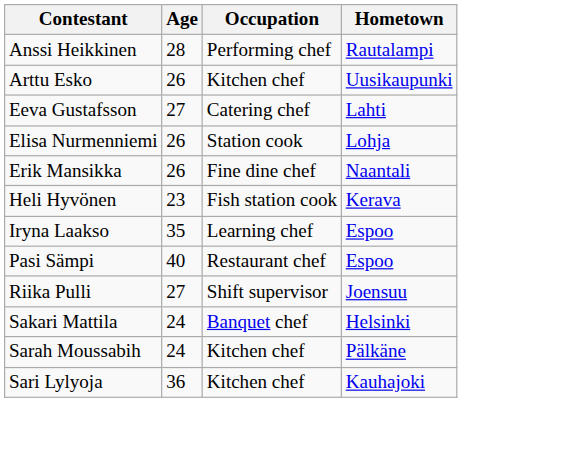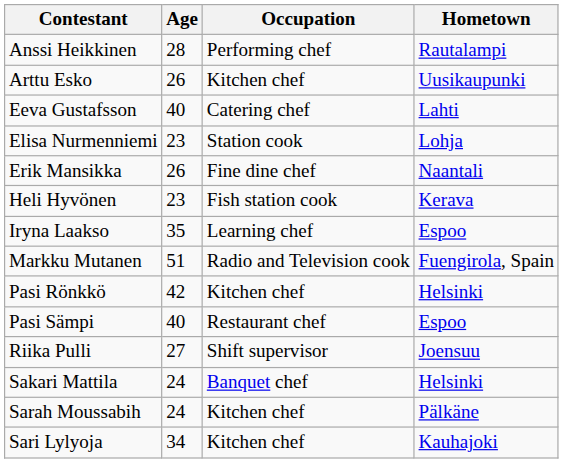(176, 110) 27 -> (176, 110) 40
(176, 140) 26 -> (176, 140) 23
+ row: (75, 261)
+ row: (57, 291)
(176, 381) 36 -> (176, 442) 34
